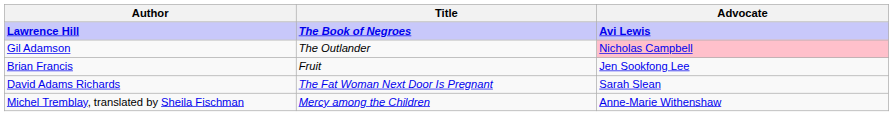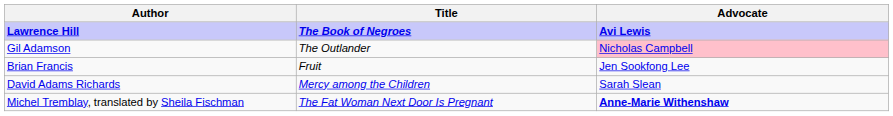(396, 84) The Fat Woman Next Door Is Pregnant -> (364, 84) Mercy among the Children
(364, 102) Mercy among the Children -> (396, 102) The Fat Woman Next Door Is Pregnant
(660, 102) normal -> (664, 102) bold
